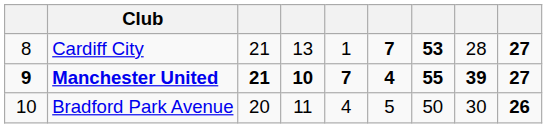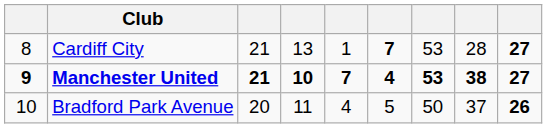(433, 48) bold -> (433, 48) normal
(433, 78) 55 -> (433, 78) 53
(476, 78) 39 -> (476, 78) 38
(476, 107) 30 -> (476, 107) 37
